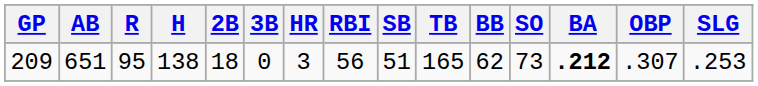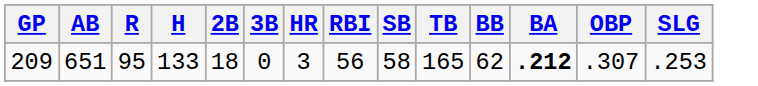- column: (529, 24)
(178, 62) 138 -> (178, 62) 133
(397, 62) 51 -> (397, 62) 58
